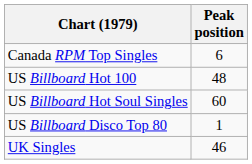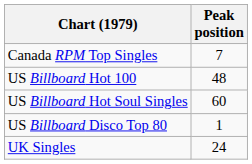(219, 55) 6 -> (219, 55) 7
(219, 147) 46 -> (219, 147) 24
